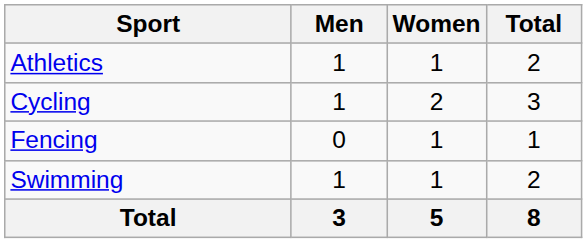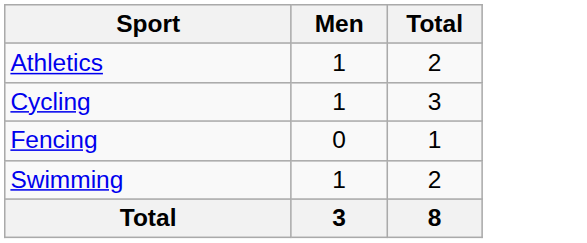- column: (436, 23)
